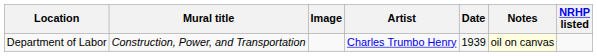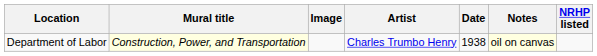(209, 42) no background -> (209, 42) lightyellow background
(474, 42) 1939 -> (474, 42) 1938
